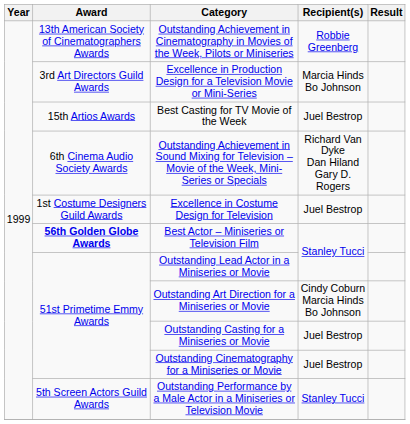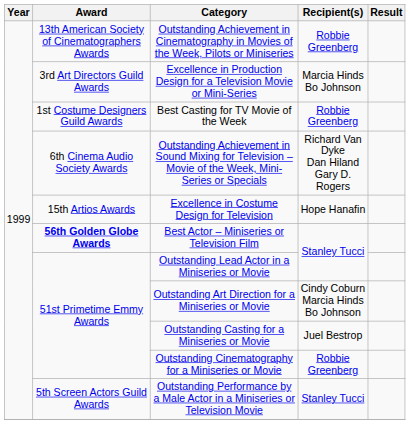(91, 116) 15th Artios Awards -> (91, 116) 1st Costume Designers Guild Awards
(333, 116) Juel Bestrop -> (333, 116) Robbie Greenberg
(91, 209) 1st Costume Designers Guild Awards -> (91, 209) 15th Artios Awards
(333, 209) Juel Bestrop -> (333, 209) Hope Hanafin
(333, 364) Juel Bestrop -> (333, 364) Robbie Greenberg
